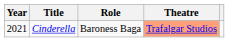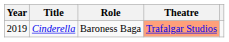(17, 28) 2021 -> (17, 28) 2019
